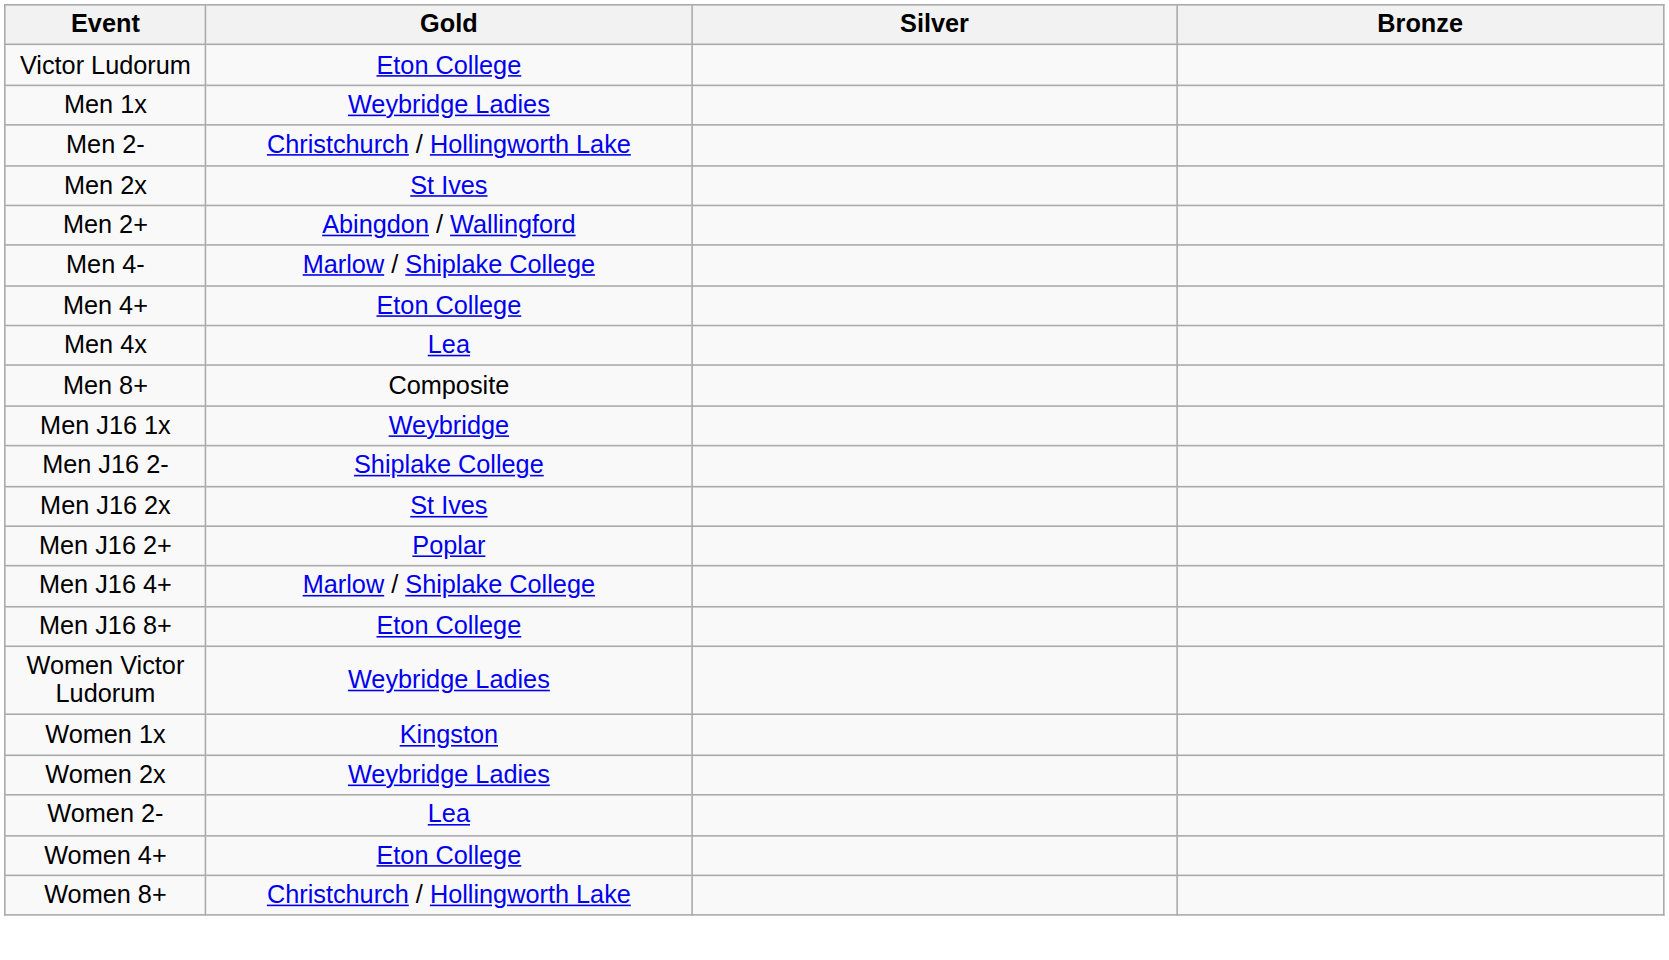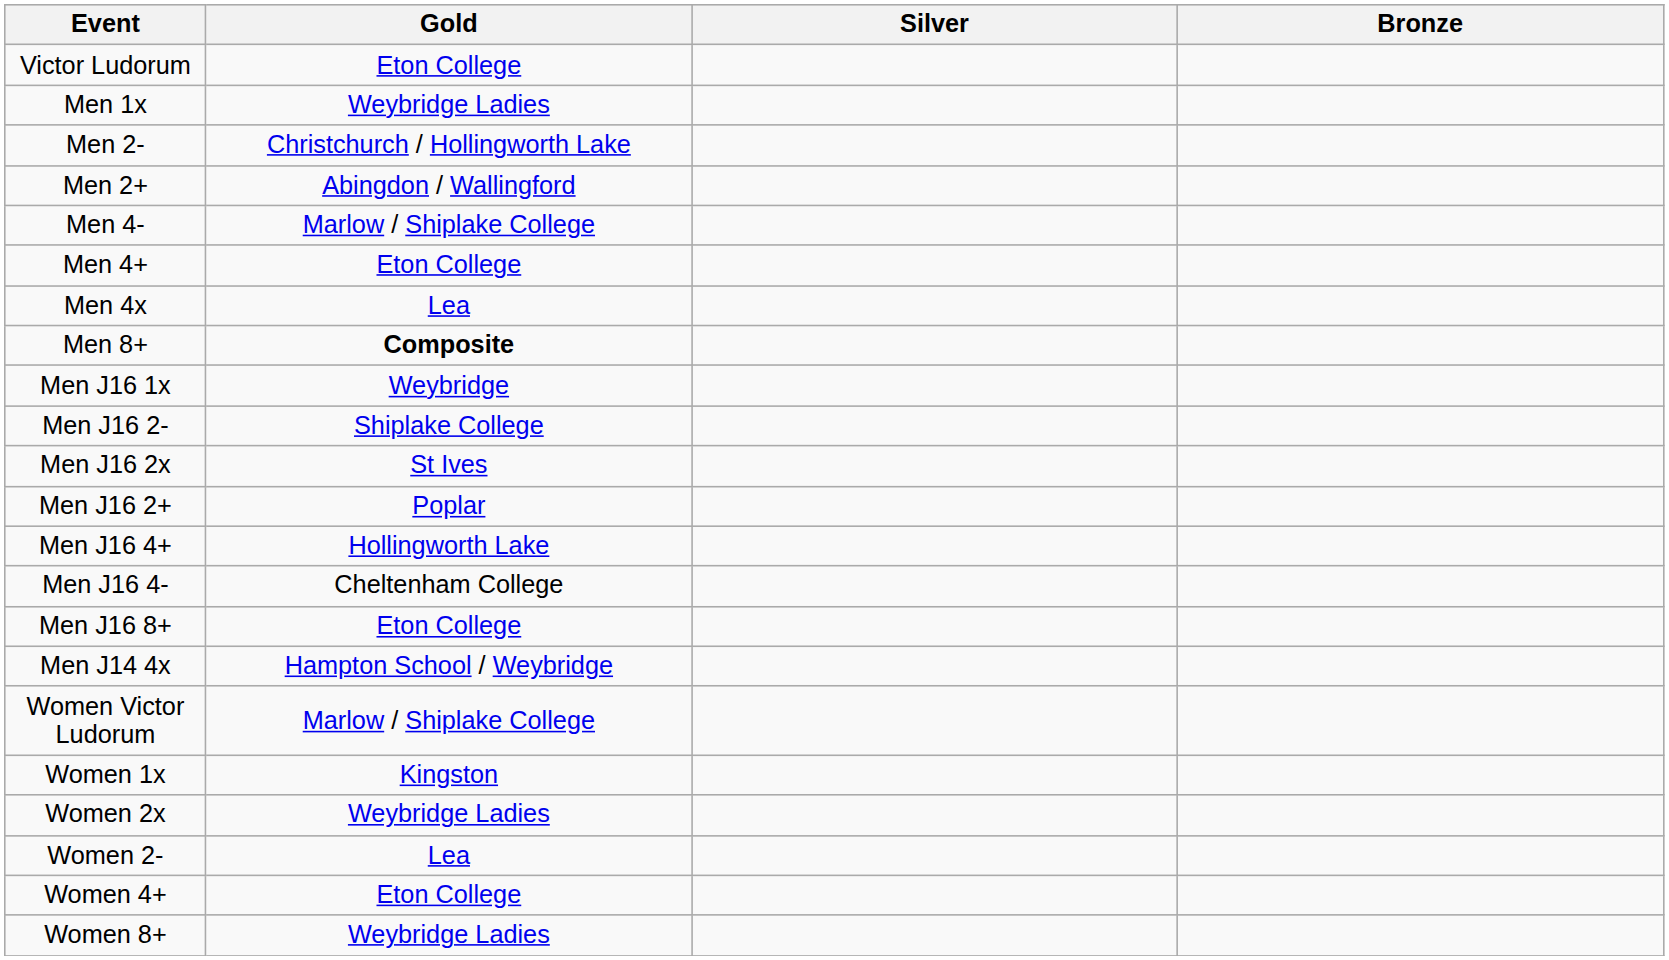- row: (105, 184)
(449, 385) normal -> (449, 345) bold
(449, 585) Marlow / Shiplake College -> (449, 545) Hollingworth Lake
+ row: (105, 585)
+ row: (105, 666)
(449, 680) Weybridge Ladies -> (449, 720) Marlow / Shiplake College
(449, 894) Christchurch / Hollingworth Lake -> (449, 935) Weybridge Ladies
